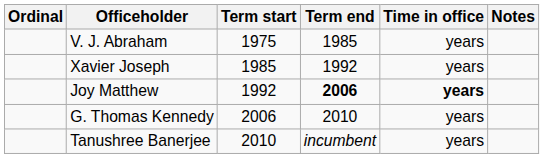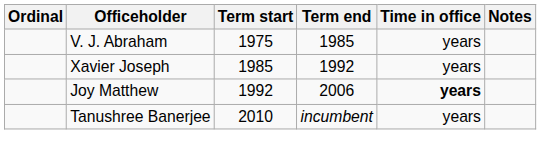(340, 91) bold -> (337, 91) normal
- row: (142, 116)
